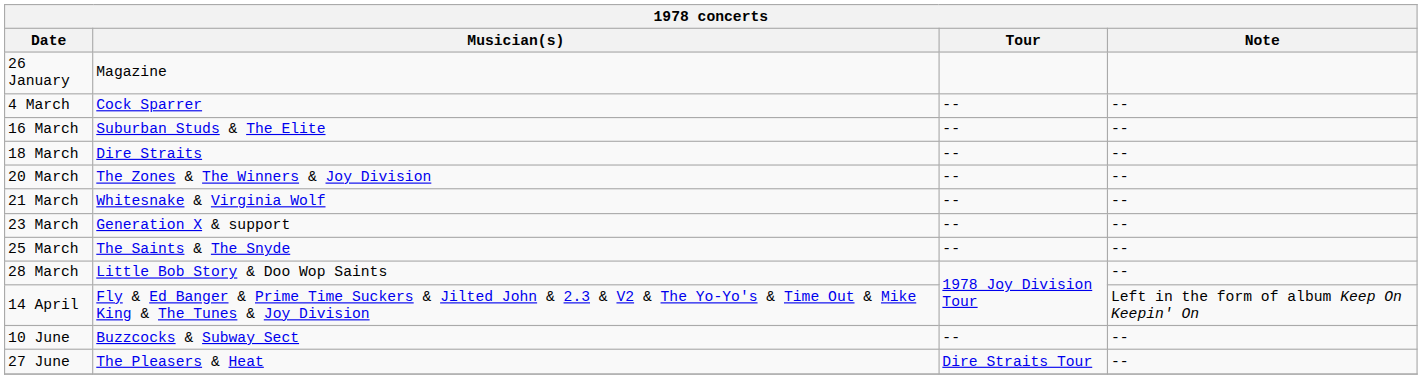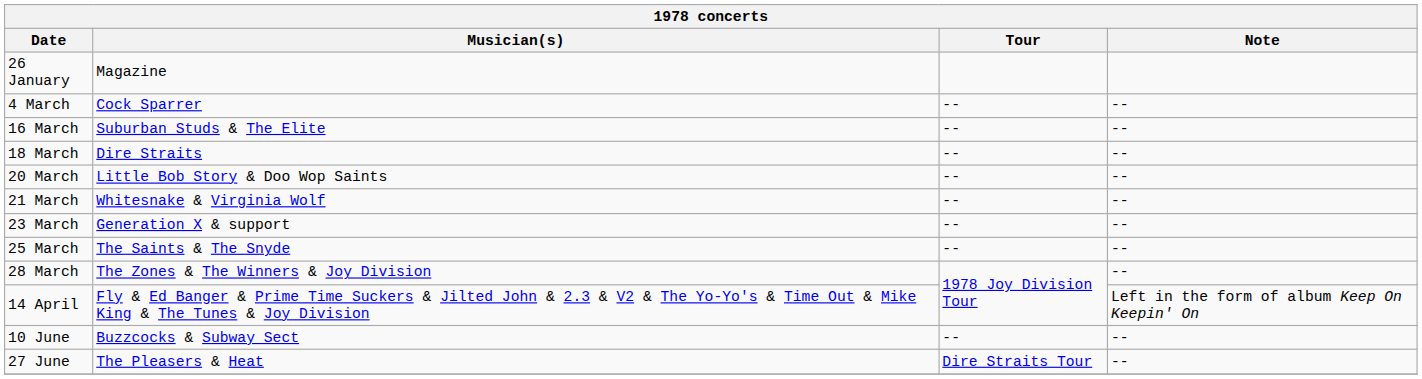(264, 177) The Zones & The Winners & Joy Division -> (242, 177) Little Bob Story & Doo Wop Saints
(242, 273) Little Bob Story & Doo Wop Saints -> (264, 273) The Zones & The Winners & Joy Division
